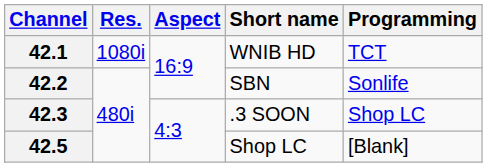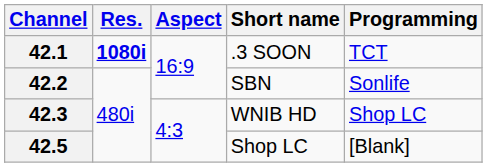(121, 51) normal -> (121, 51) bold
(273, 51) WNIB HD -> (271, 51) .3 SOON
(270, 114) .3 SOON -> (274, 114) WNIB HD
